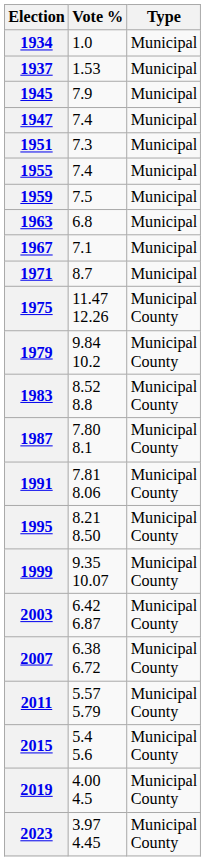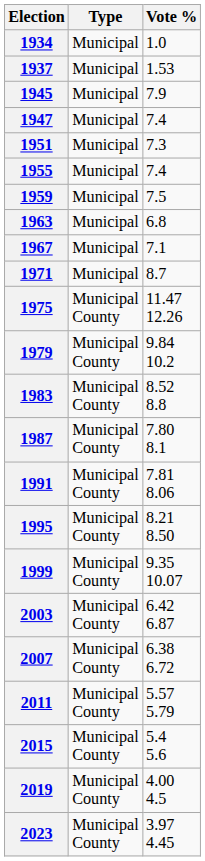columns swapped: (98, 17) <-> (164, 17)
